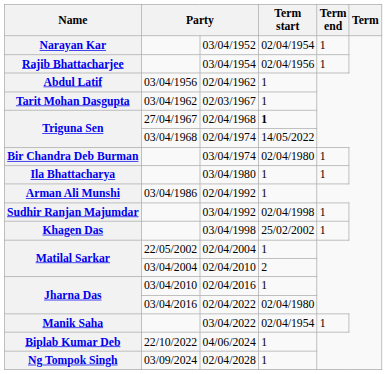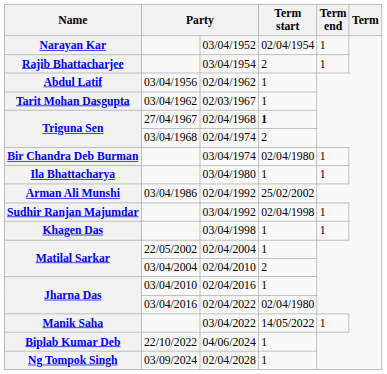(288, 63) 02/04/1956 -> (264, 63) 2
(288, 138) 14/05/2022 -> (264, 138) 2
(264, 193) 1 -> (288, 193) 25/02/2002
(288, 230) 25/02/2002 -> (264, 230) 1
(288, 323) 02/04/1954 -> (288, 323) 14/05/2022
